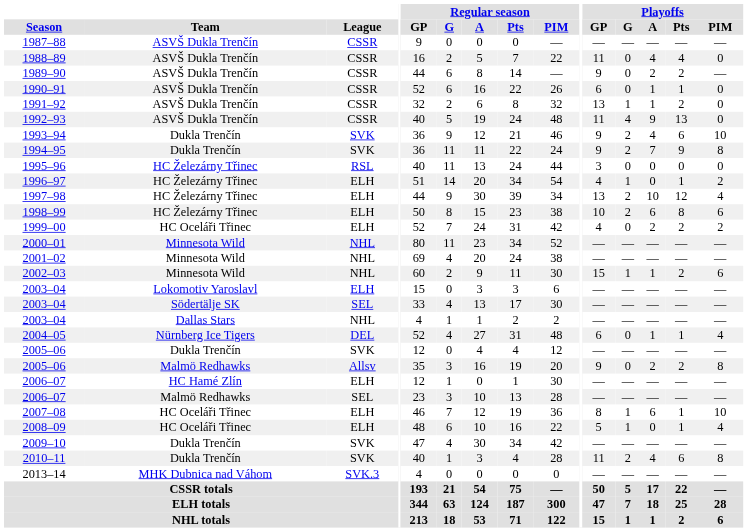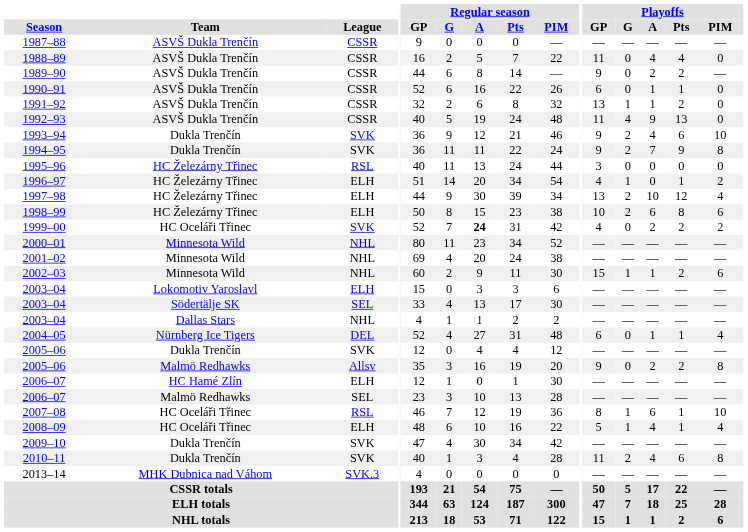(362, 227) ELH -> (362, 227) SVK
(480, 227) normal -> (480, 227) bold
(362, 412) ELH -> (362, 412) RSL
(653, 427) 0 -> (653, 427) 4
